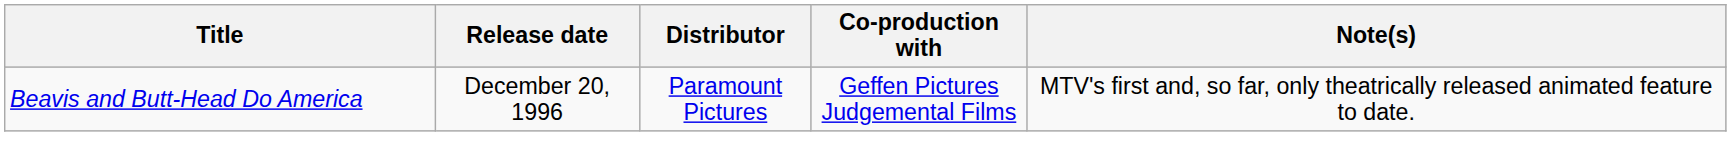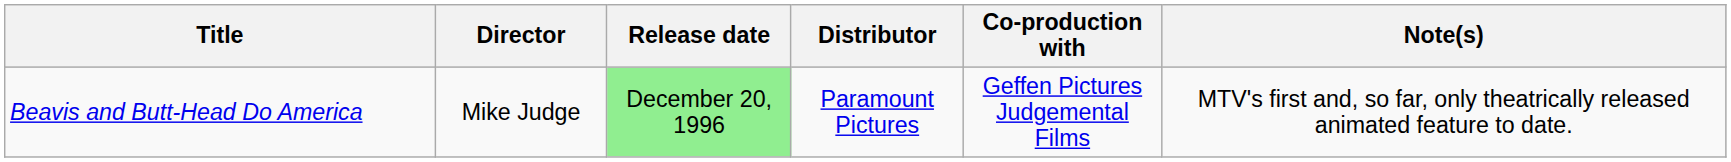+ column: (521, 35)
(537, 98) no background -> (699, 111) lightgreen background
